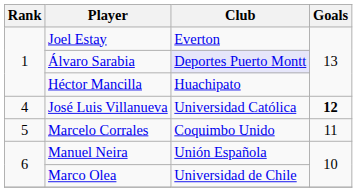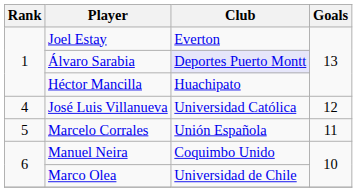(331, 107) bold -> (331, 107) normal
(225, 130) Coquimbo Unido -> (221, 130) Unión Española
(221, 152) Unión Española -> (225, 152) Coquimbo Unido
